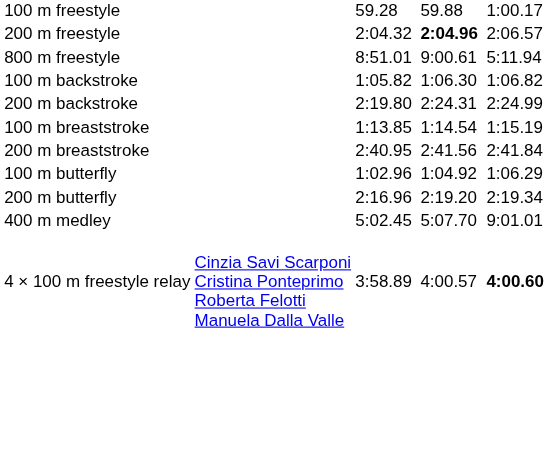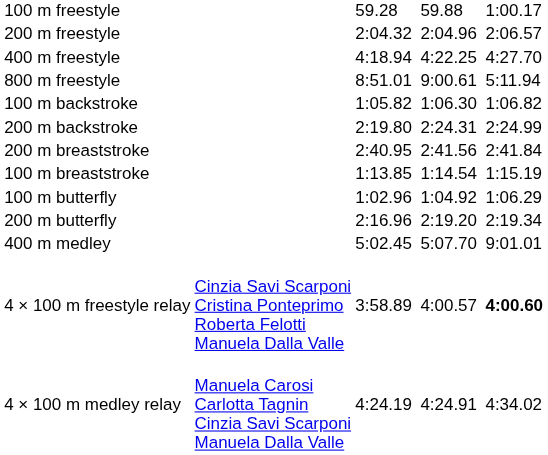(449, 34) bold -> (449, 34) normal
+ row: (62, 57)
rows swapped: (77, 127) <-> (77, 150)
+ row: (93, 405)
